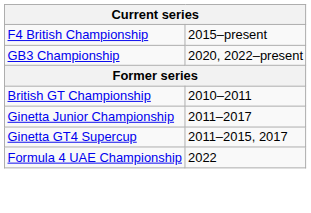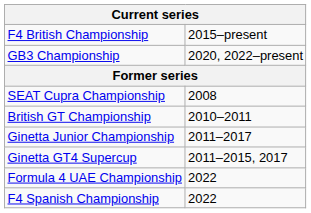+ row: (86, 96)
+ row: (83, 198)
